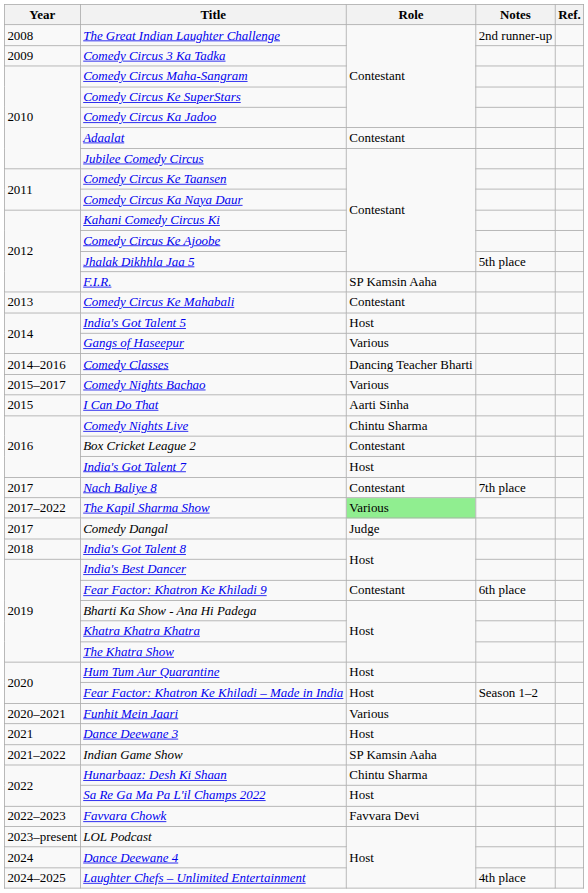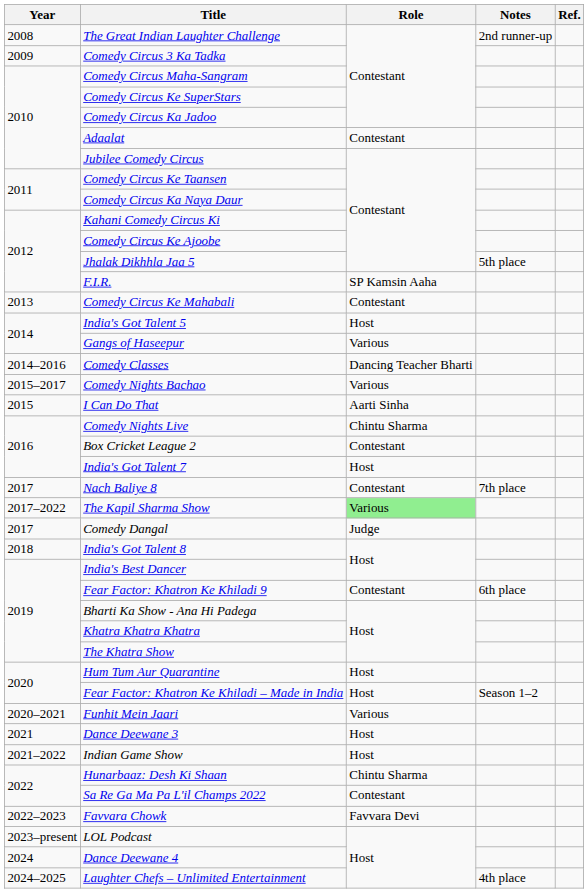(393, 754) SP Kamsin Aaha -> (362, 754) Host
(362, 795) Host -> (377, 795) Contestant
